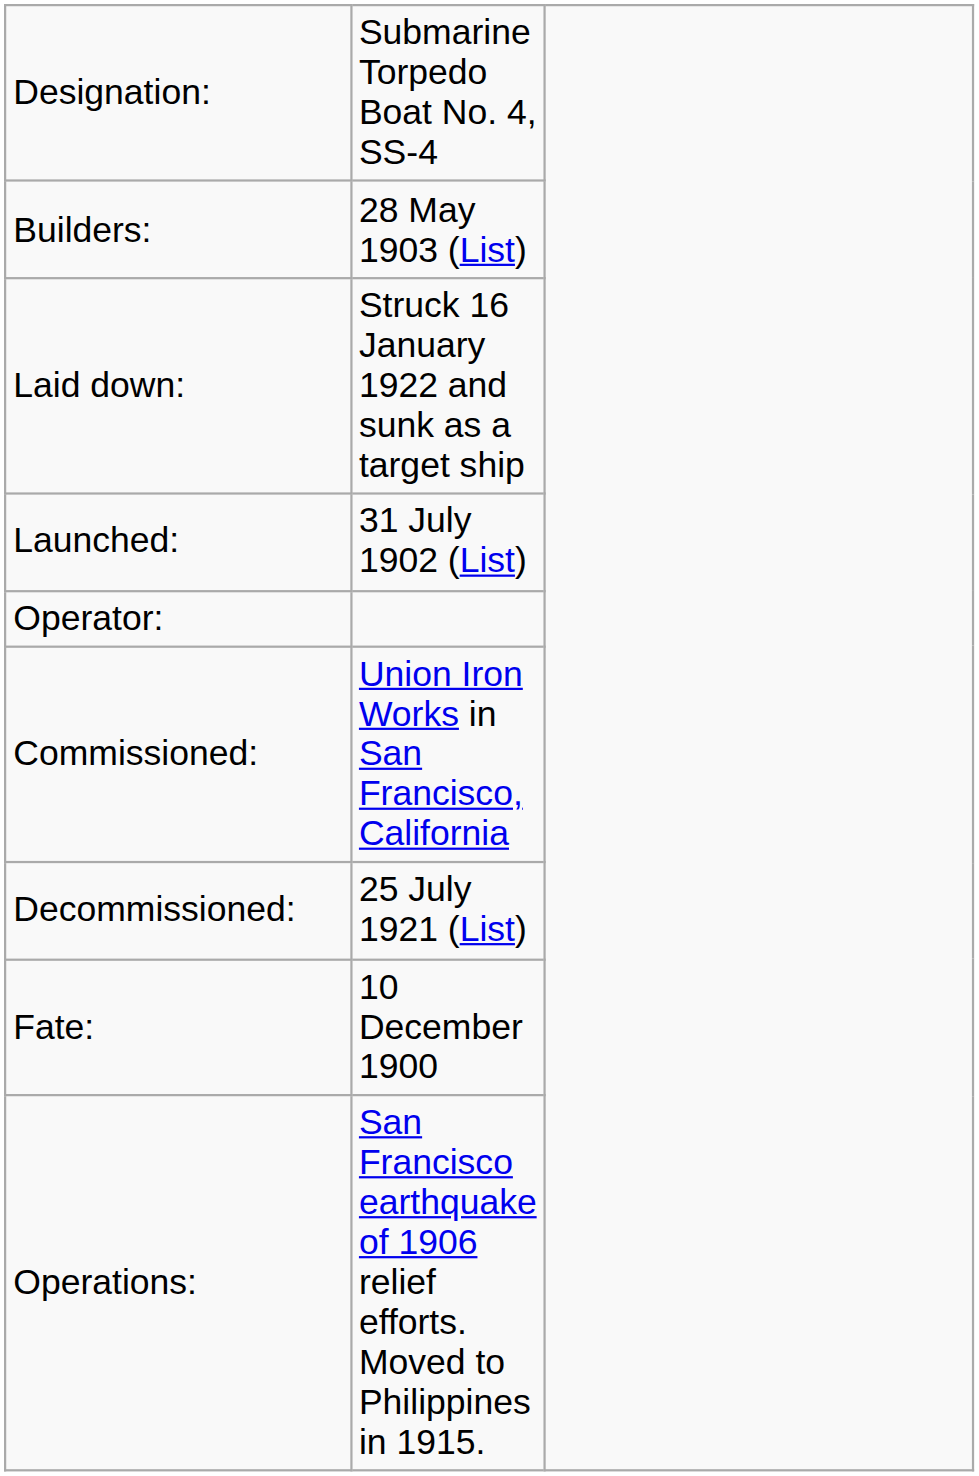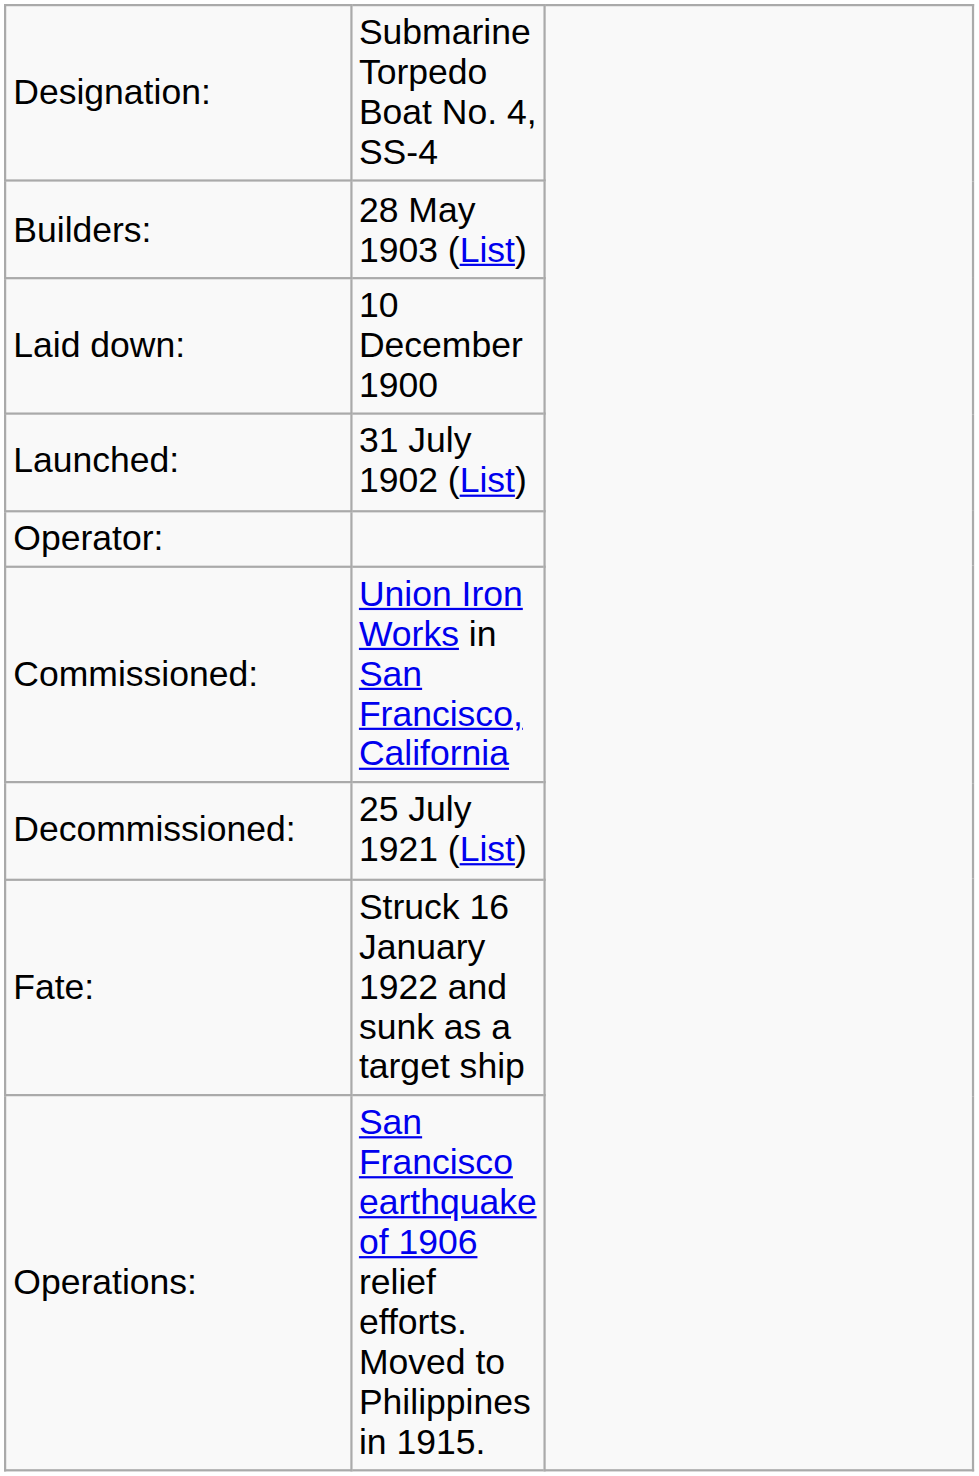(442, 385) Struck 16 January 1922 and sunk as a target ship -> (441, 345) 10 December 1900
(441, 1026) 10 December 1900 -> (442, 986) Struck 16 January 1922 and sunk as a target ship
